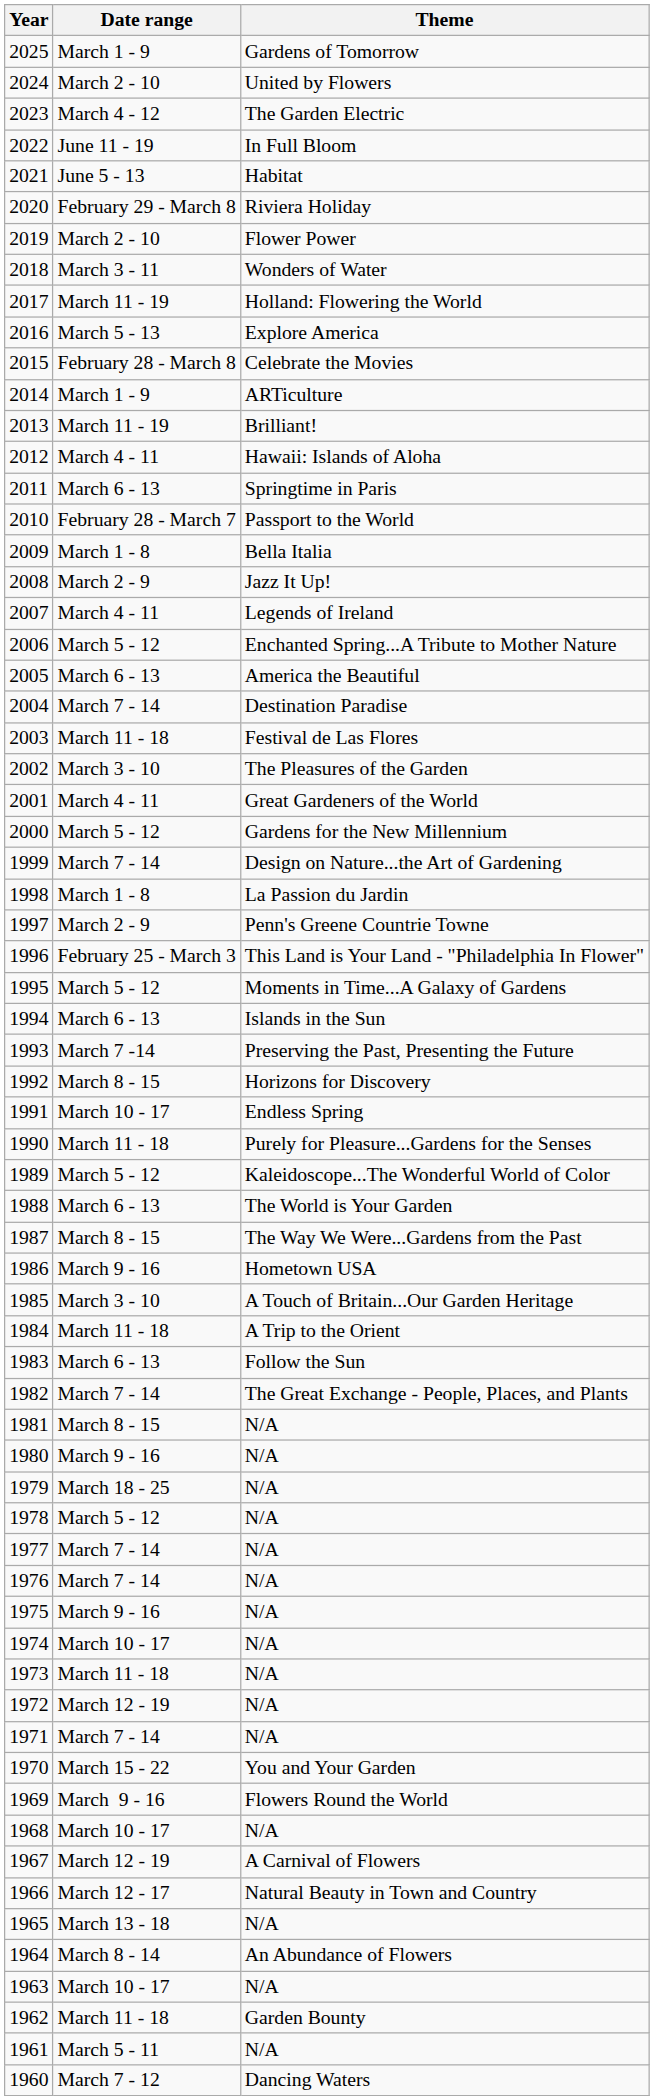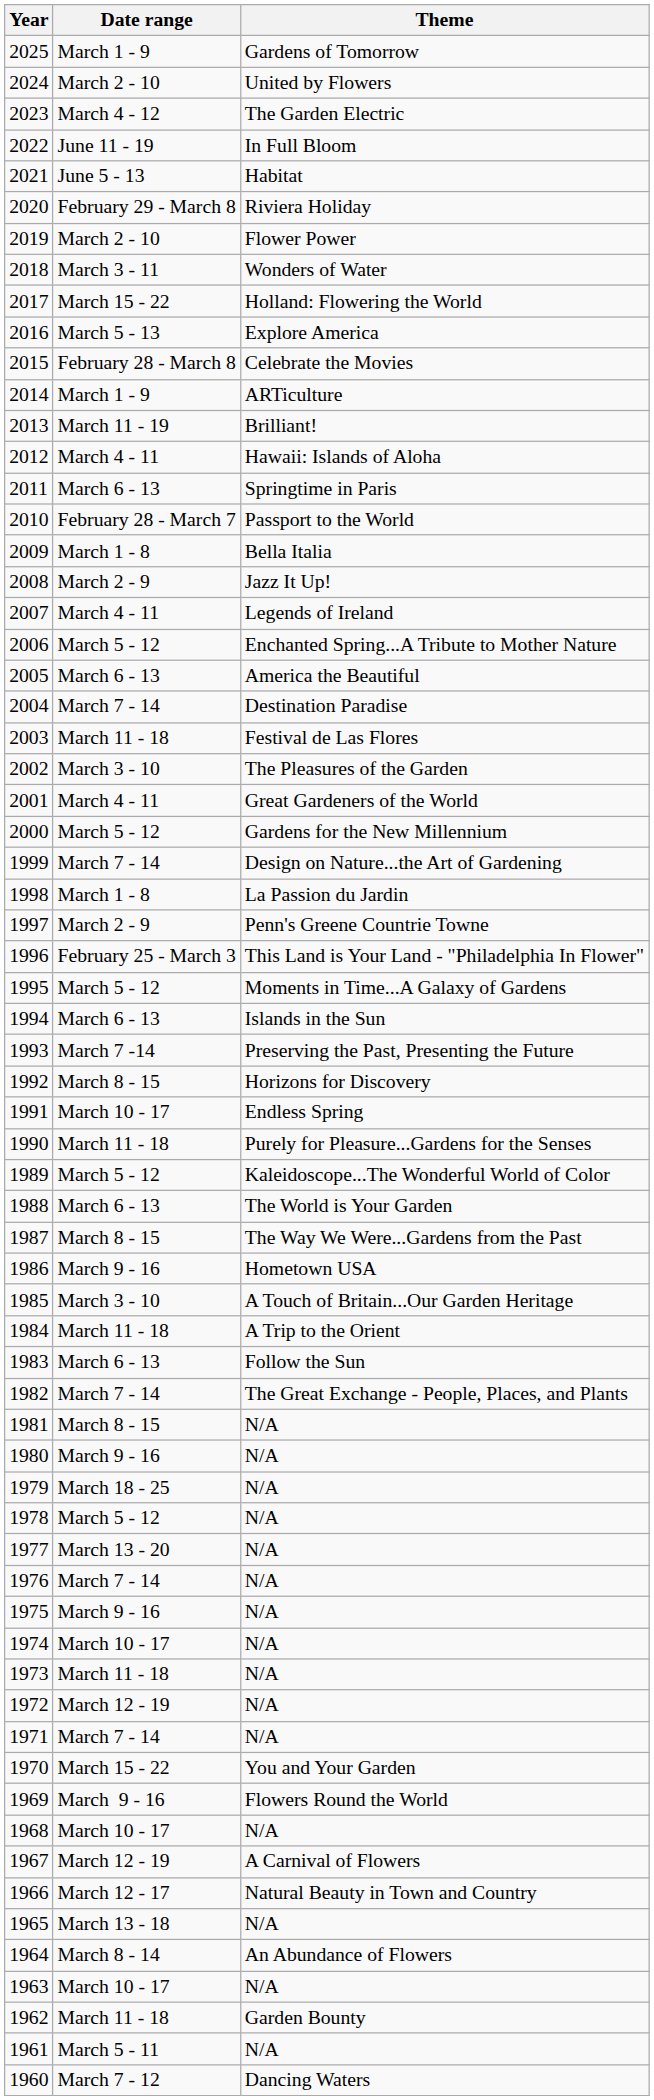(113, 301) March 11 - 19 -> (114, 301) March 15 - 22
(109, 1549) March 7 - 14 -> (114, 1549) March 13 - 20
